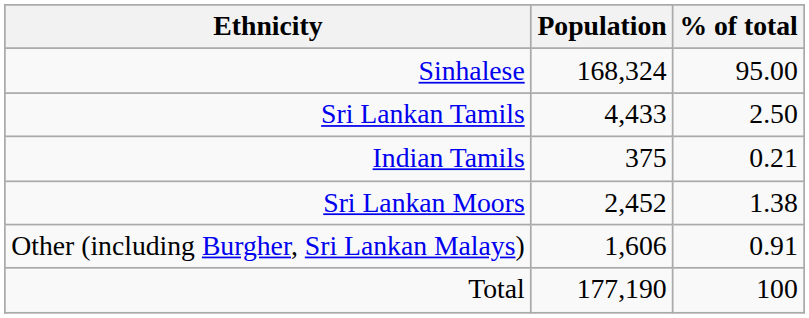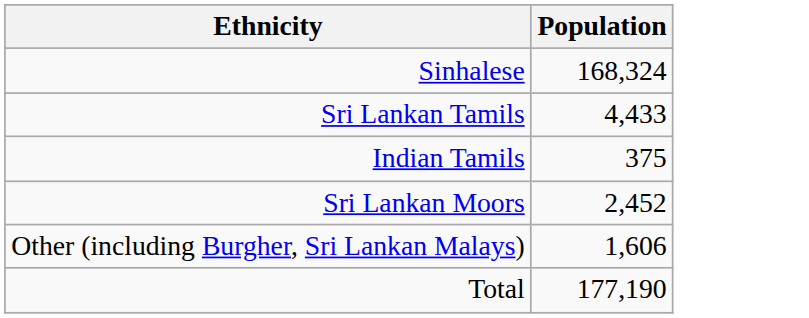- column: (739, 26)
